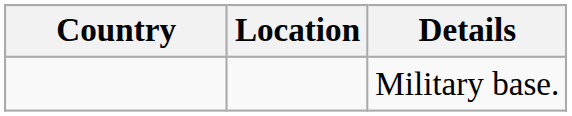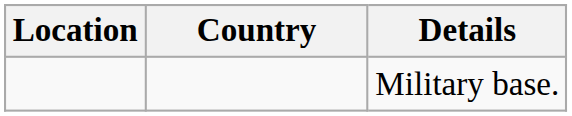columns swapped: (116, 30) <-> (298, 30)
